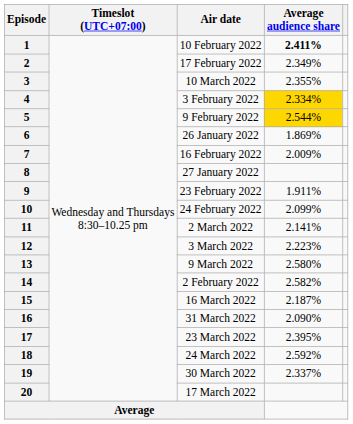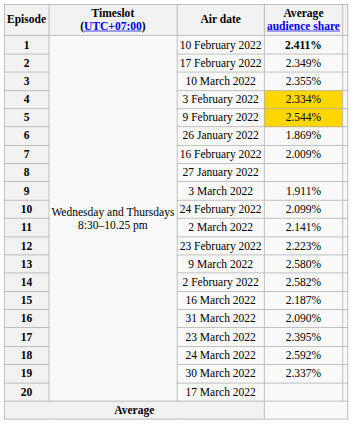(221, 191) 23 February 2022 -> (221, 191) 3 March 2022
(221, 245) 3 March 2022 -> (221, 245) 23 February 2022
